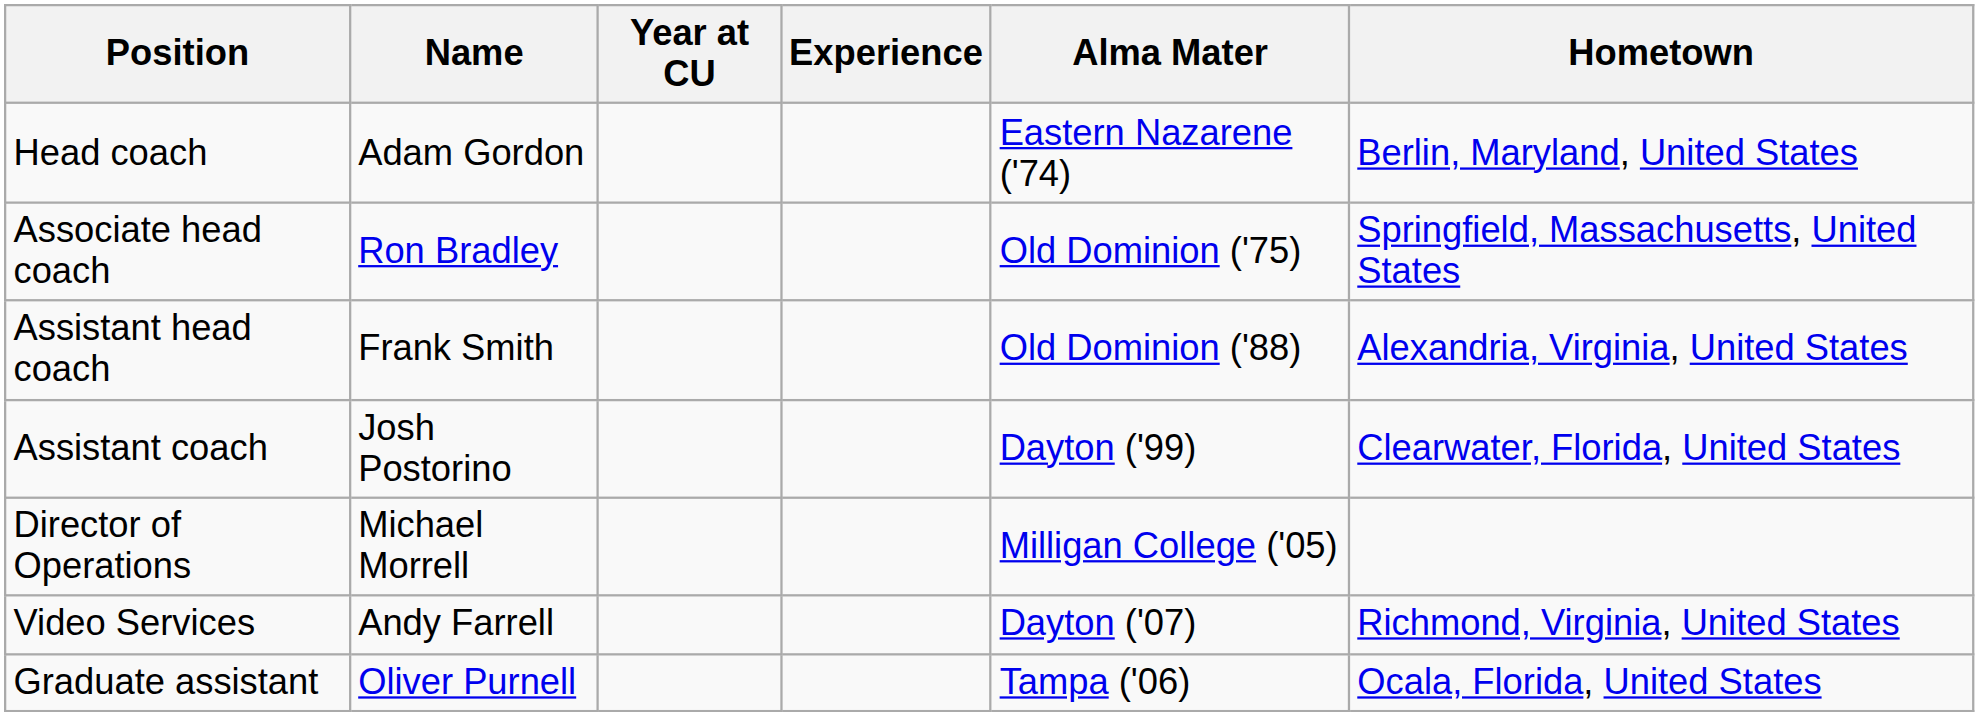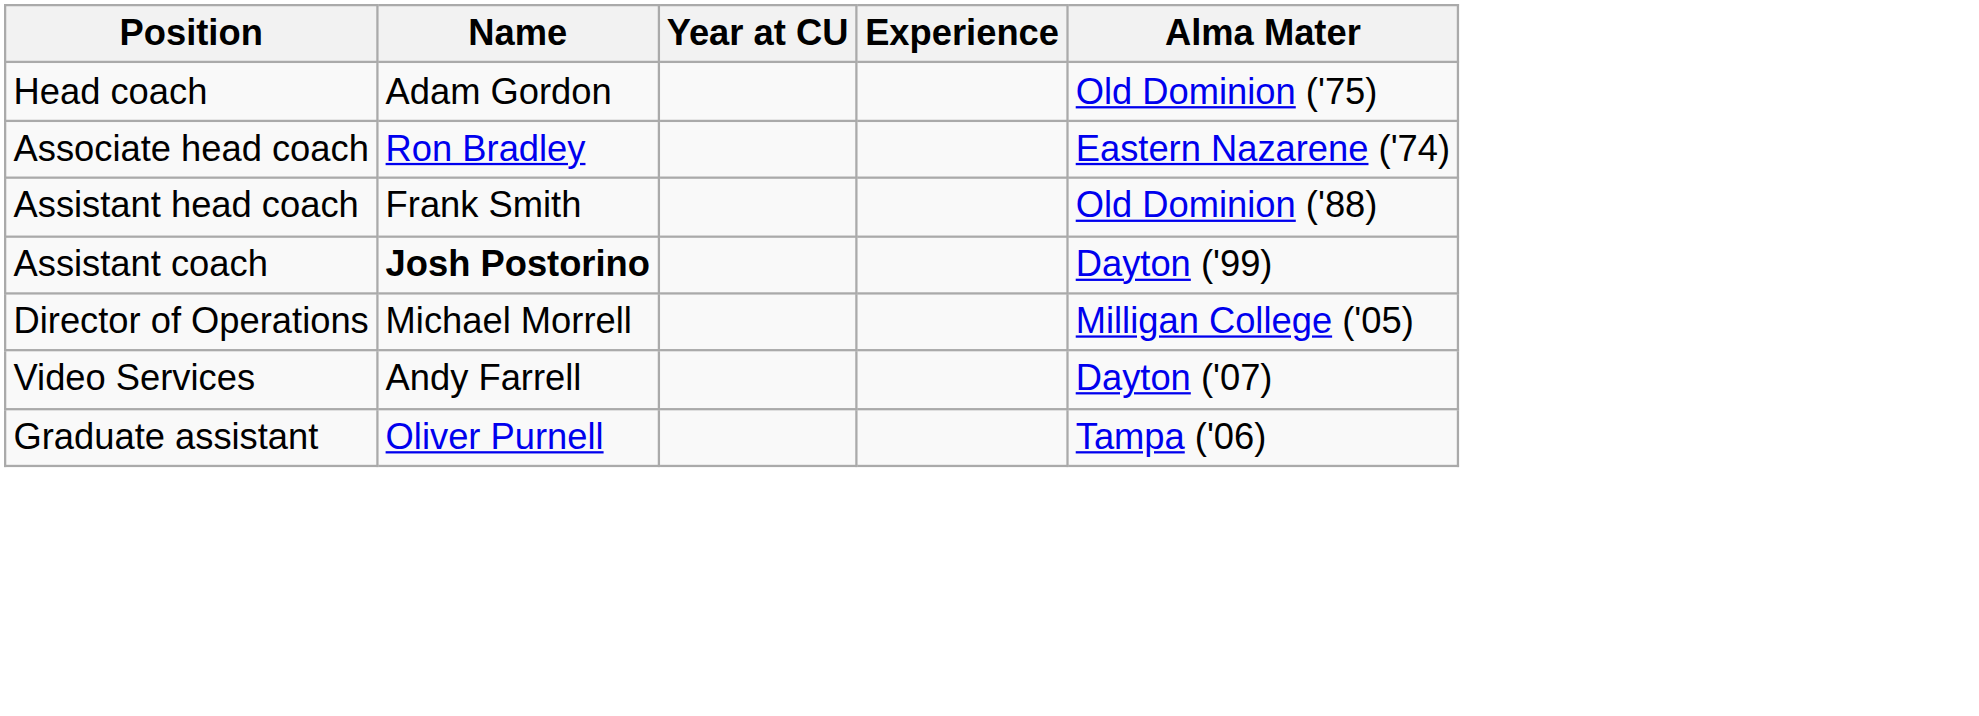- column: (1661, 53)
(1146, 152) Eastern Nazarene ('74) -> (1227, 90) Old Dominion ('75)
(1150, 250) Old Dominion ('75) -> (1263, 148) Eastern Nazarene ('74)
(435, 447) normal -> (518, 263) bold
